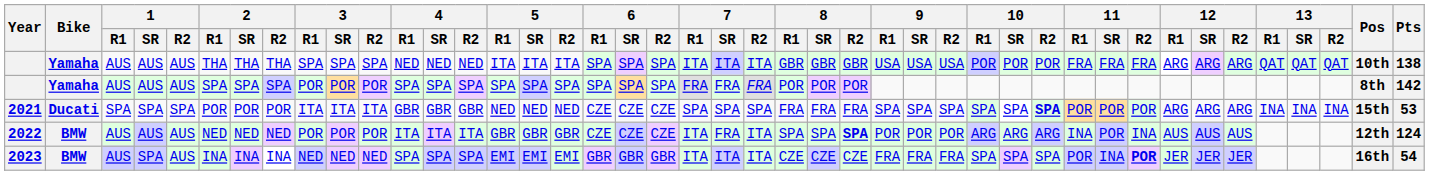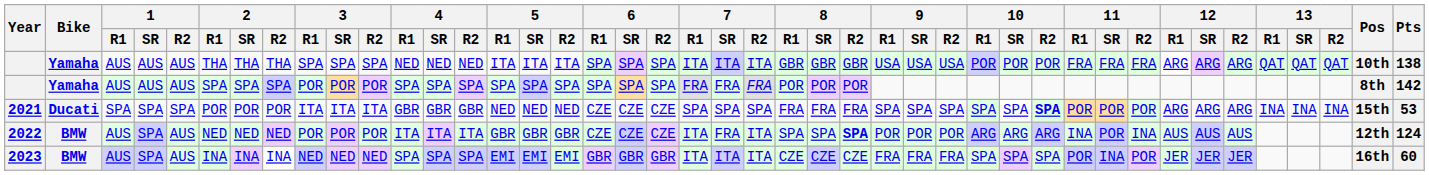(150, 134) AUS -> (150, 134) SPA
(1144, 158) bold -> (1144, 158) normal
(1409, 158) 54 -> (1409, 158) 60
